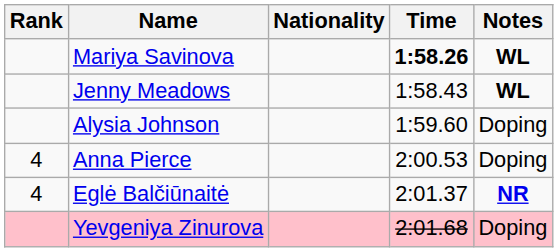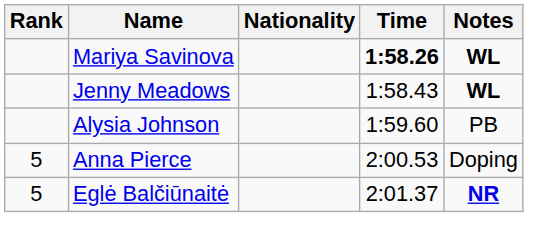(513, 125) Doping -> (483, 125) PB
(36, 159) 4 -> (36, 159) 5
(36, 194) 4 -> (36, 194) 5
- row: (168, 228)
